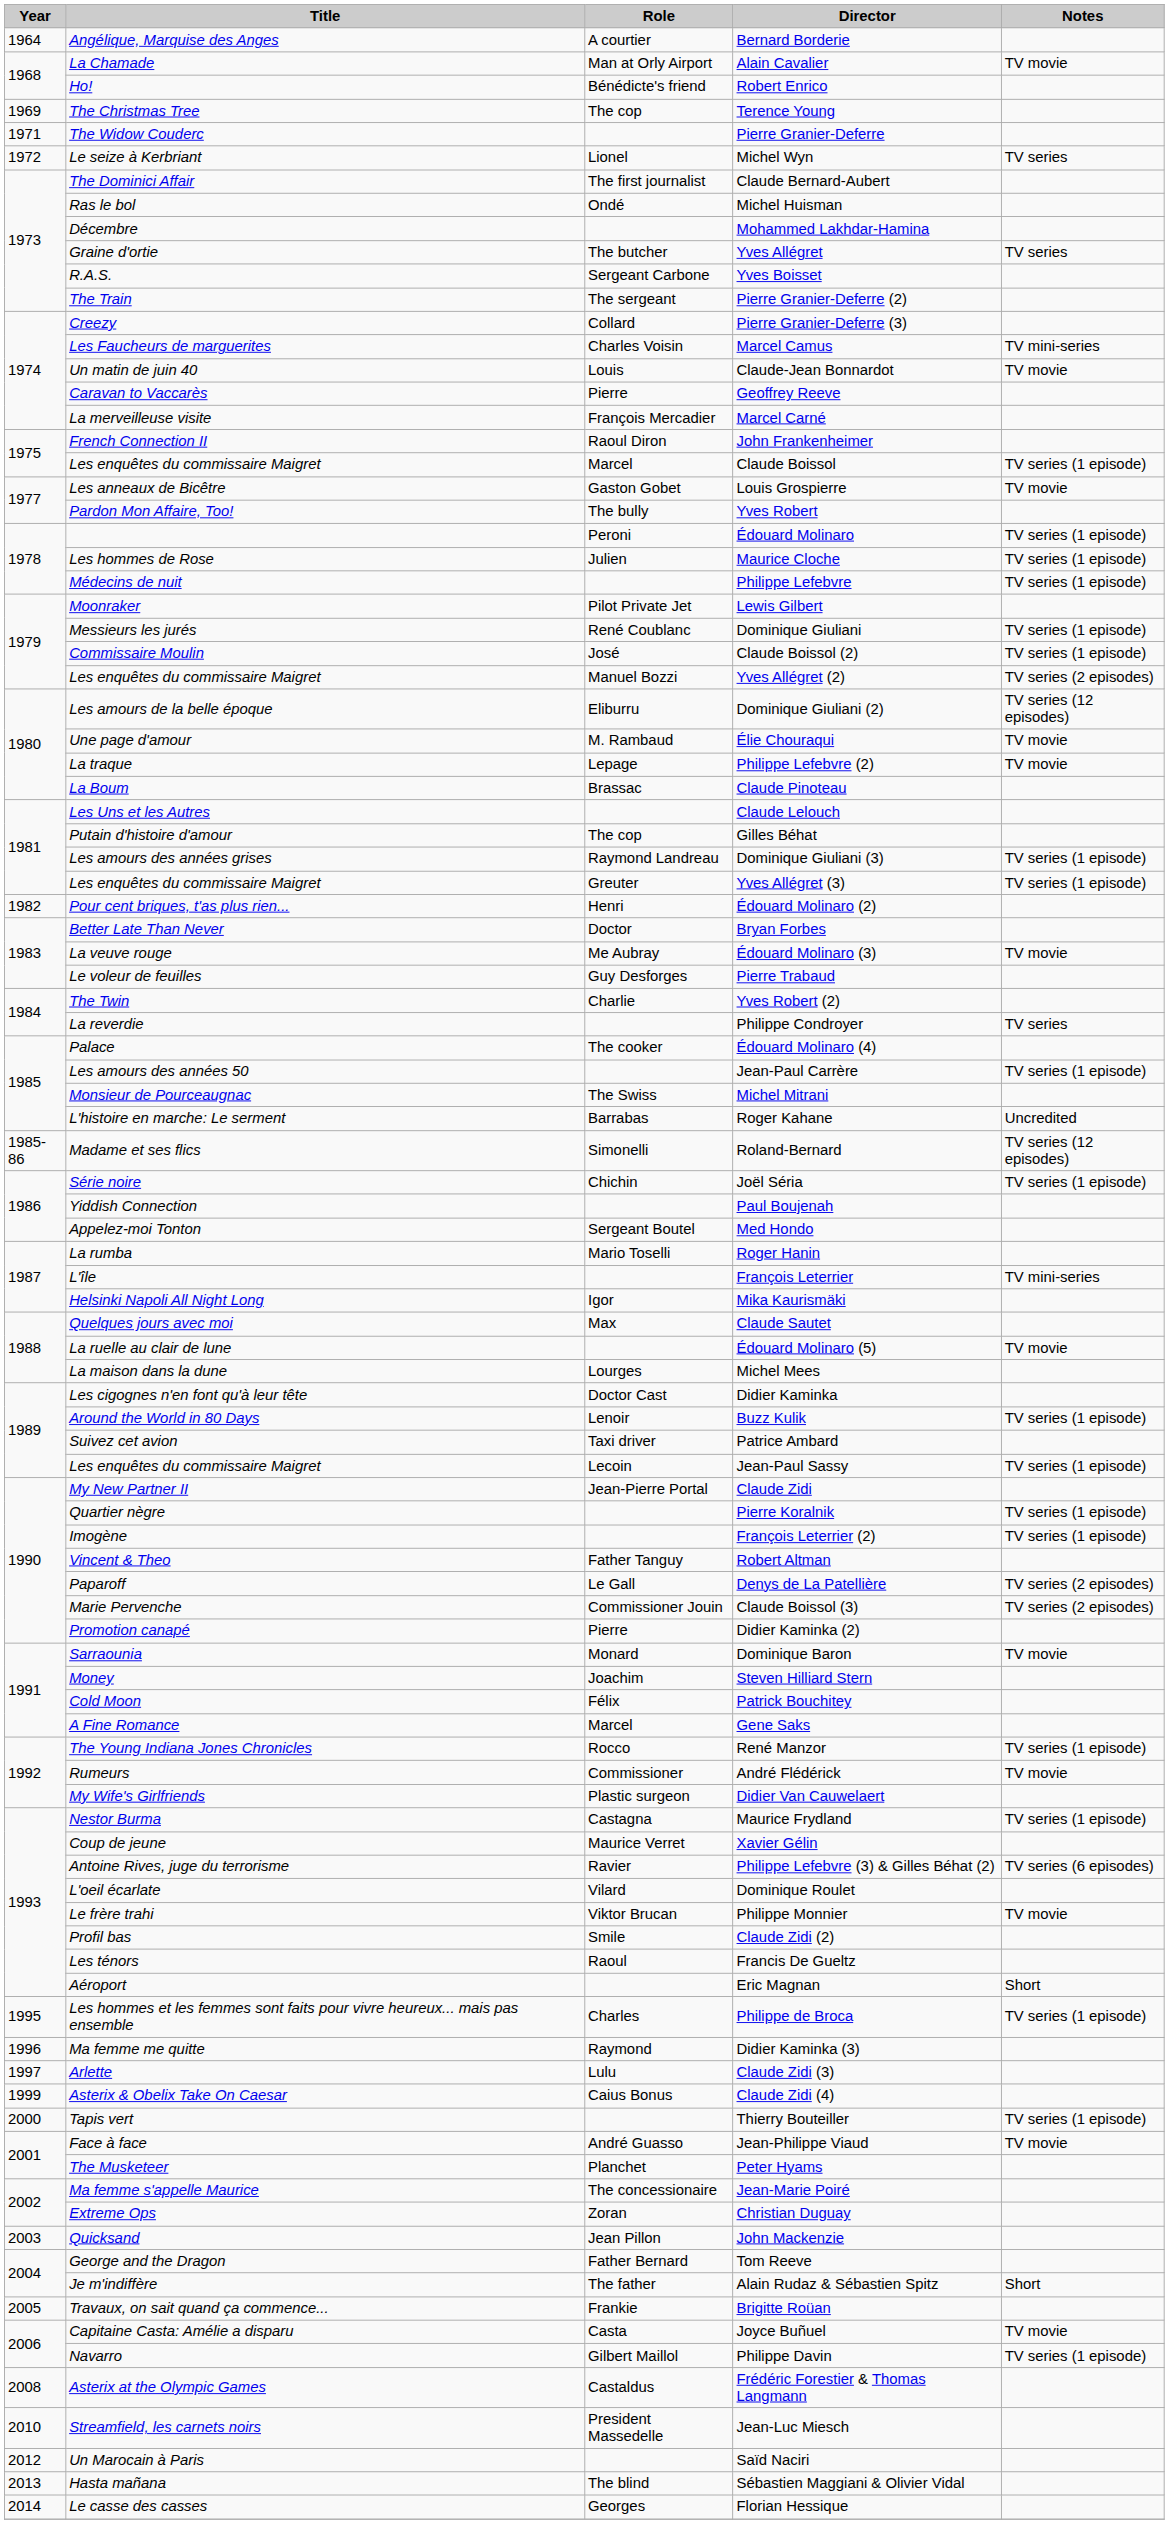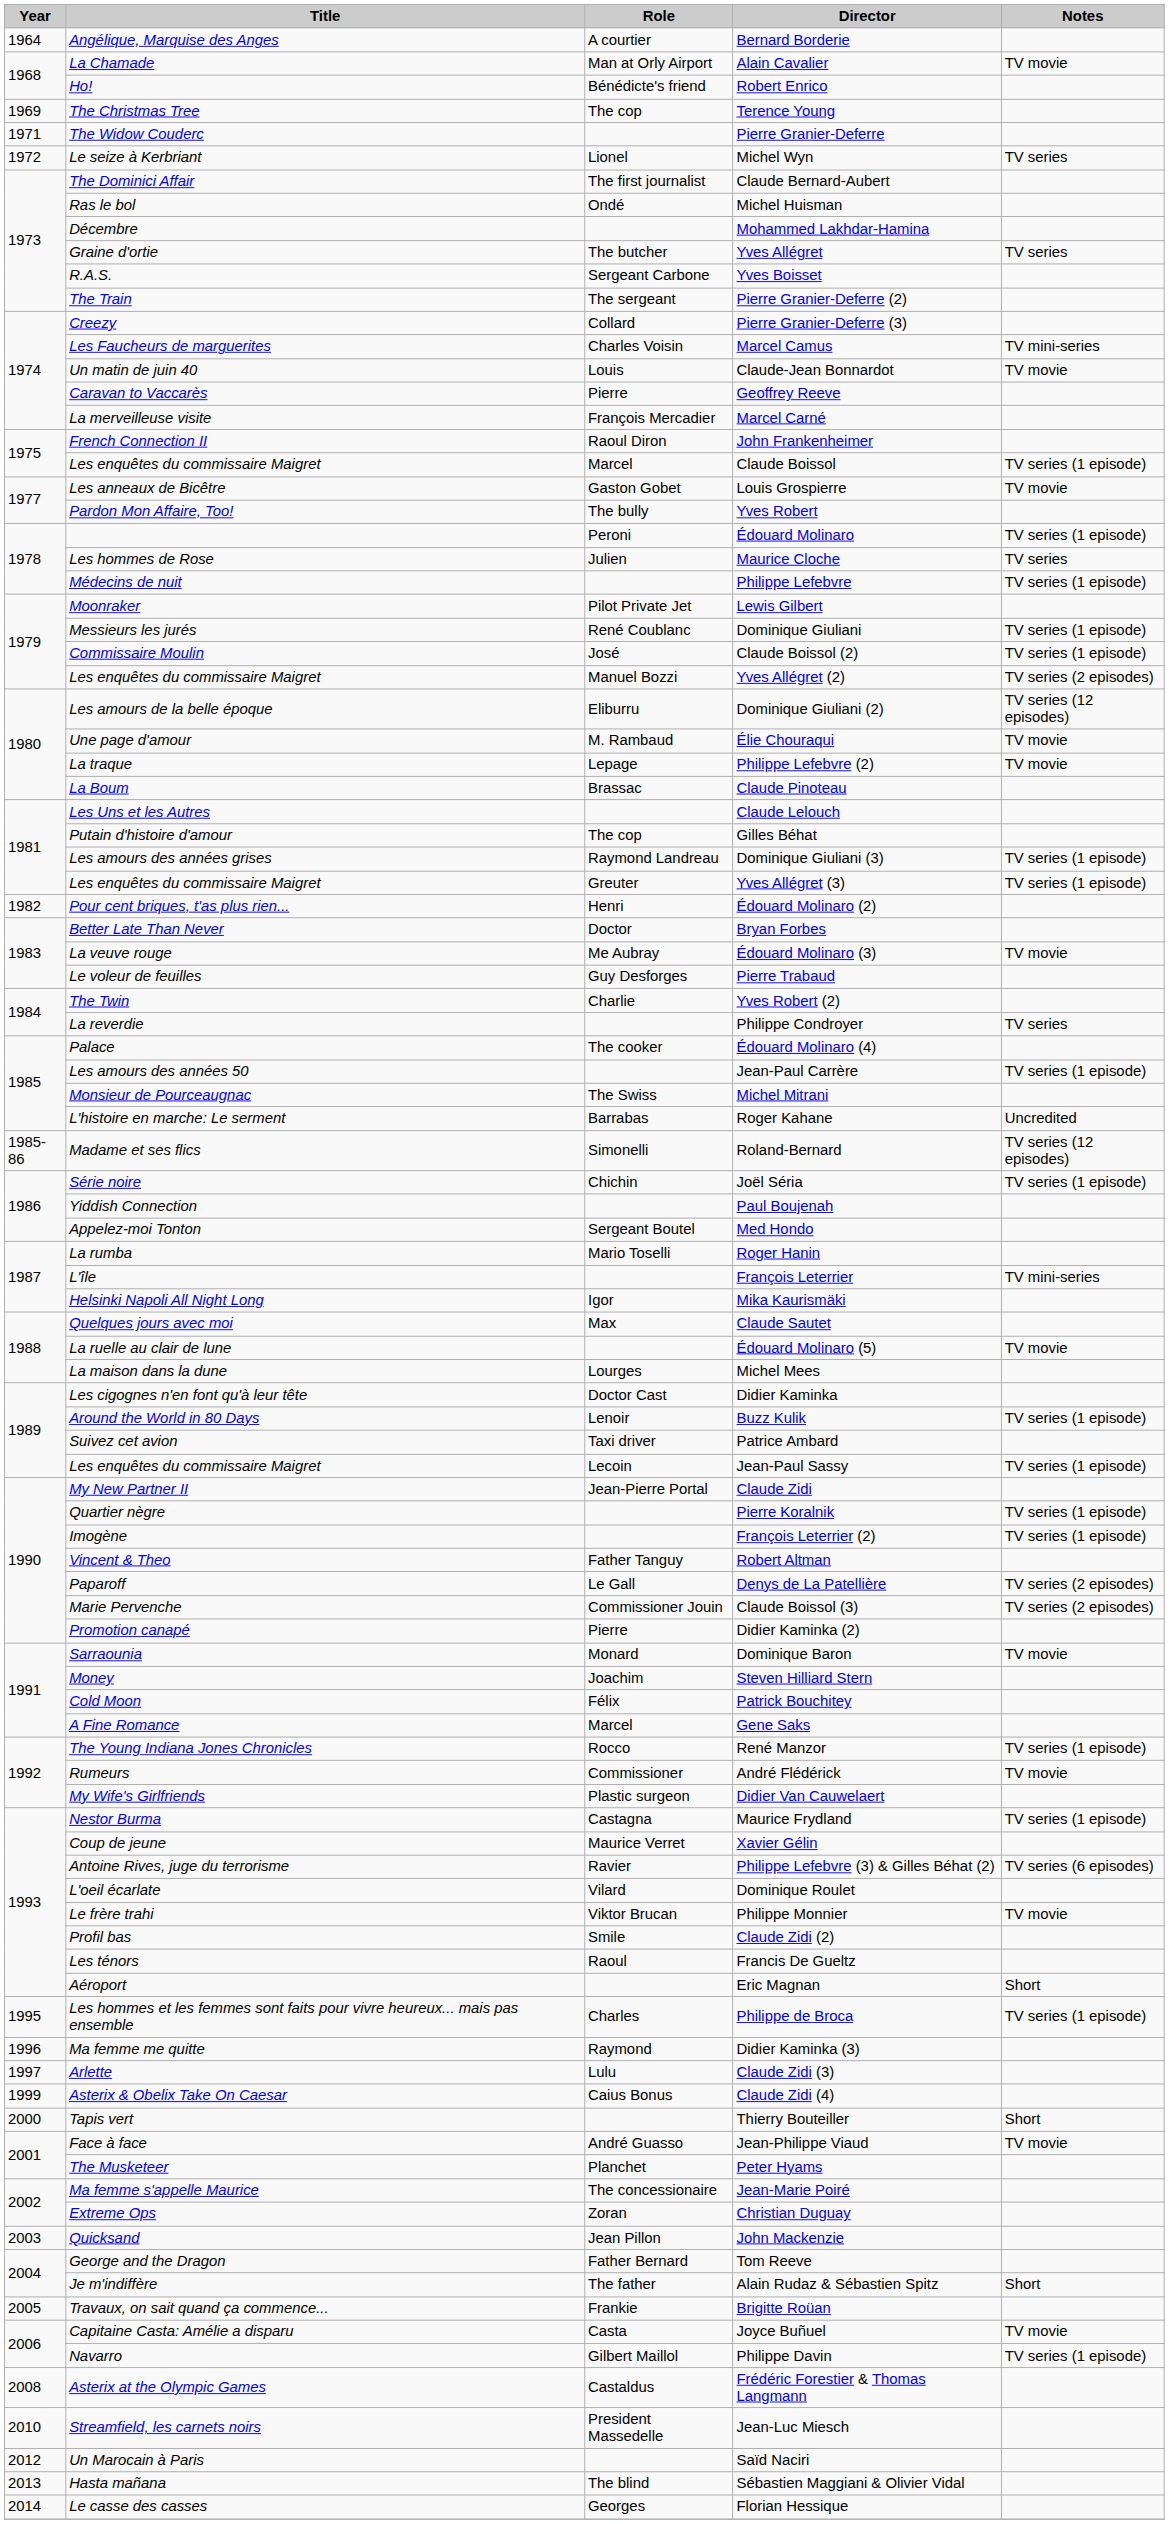(1075, 559) TV series (1 episode) -> (1036, 559) TV series
(1075, 2119) TV series (1 episode) -> (1023, 2119) Short
